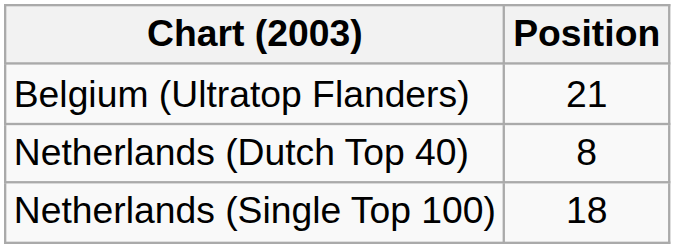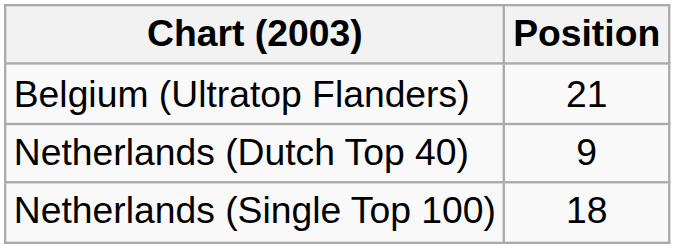(587, 152) 8 -> (587, 152) 9
